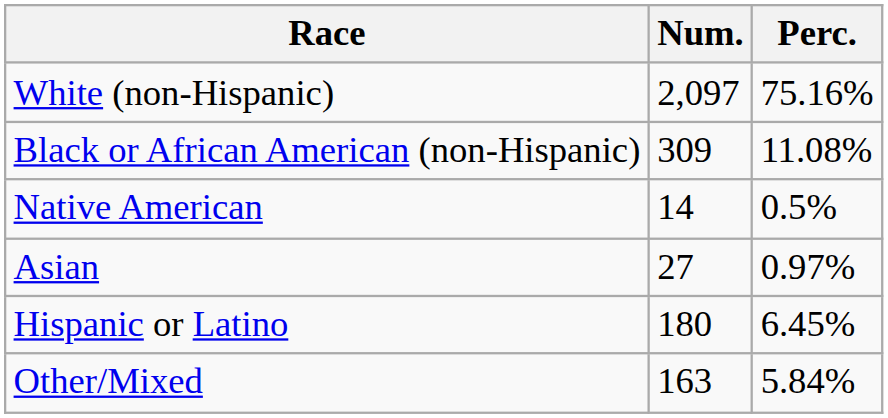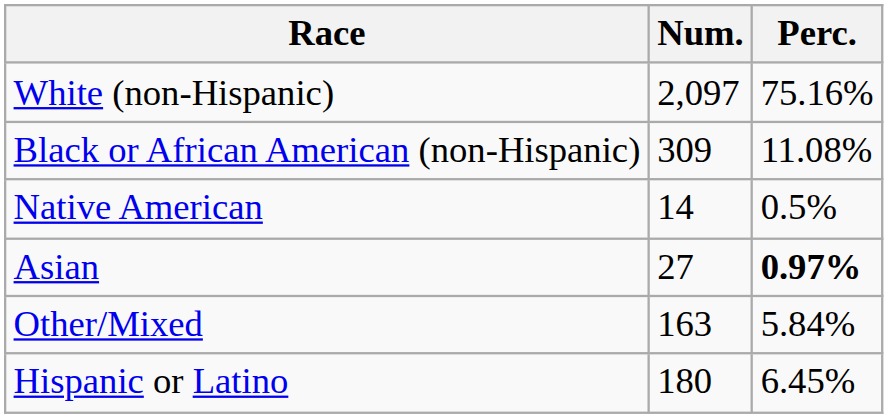(808, 265) normal -> (811, 265) bold
rows swapped: (108, 382) <-> (151, 324)
